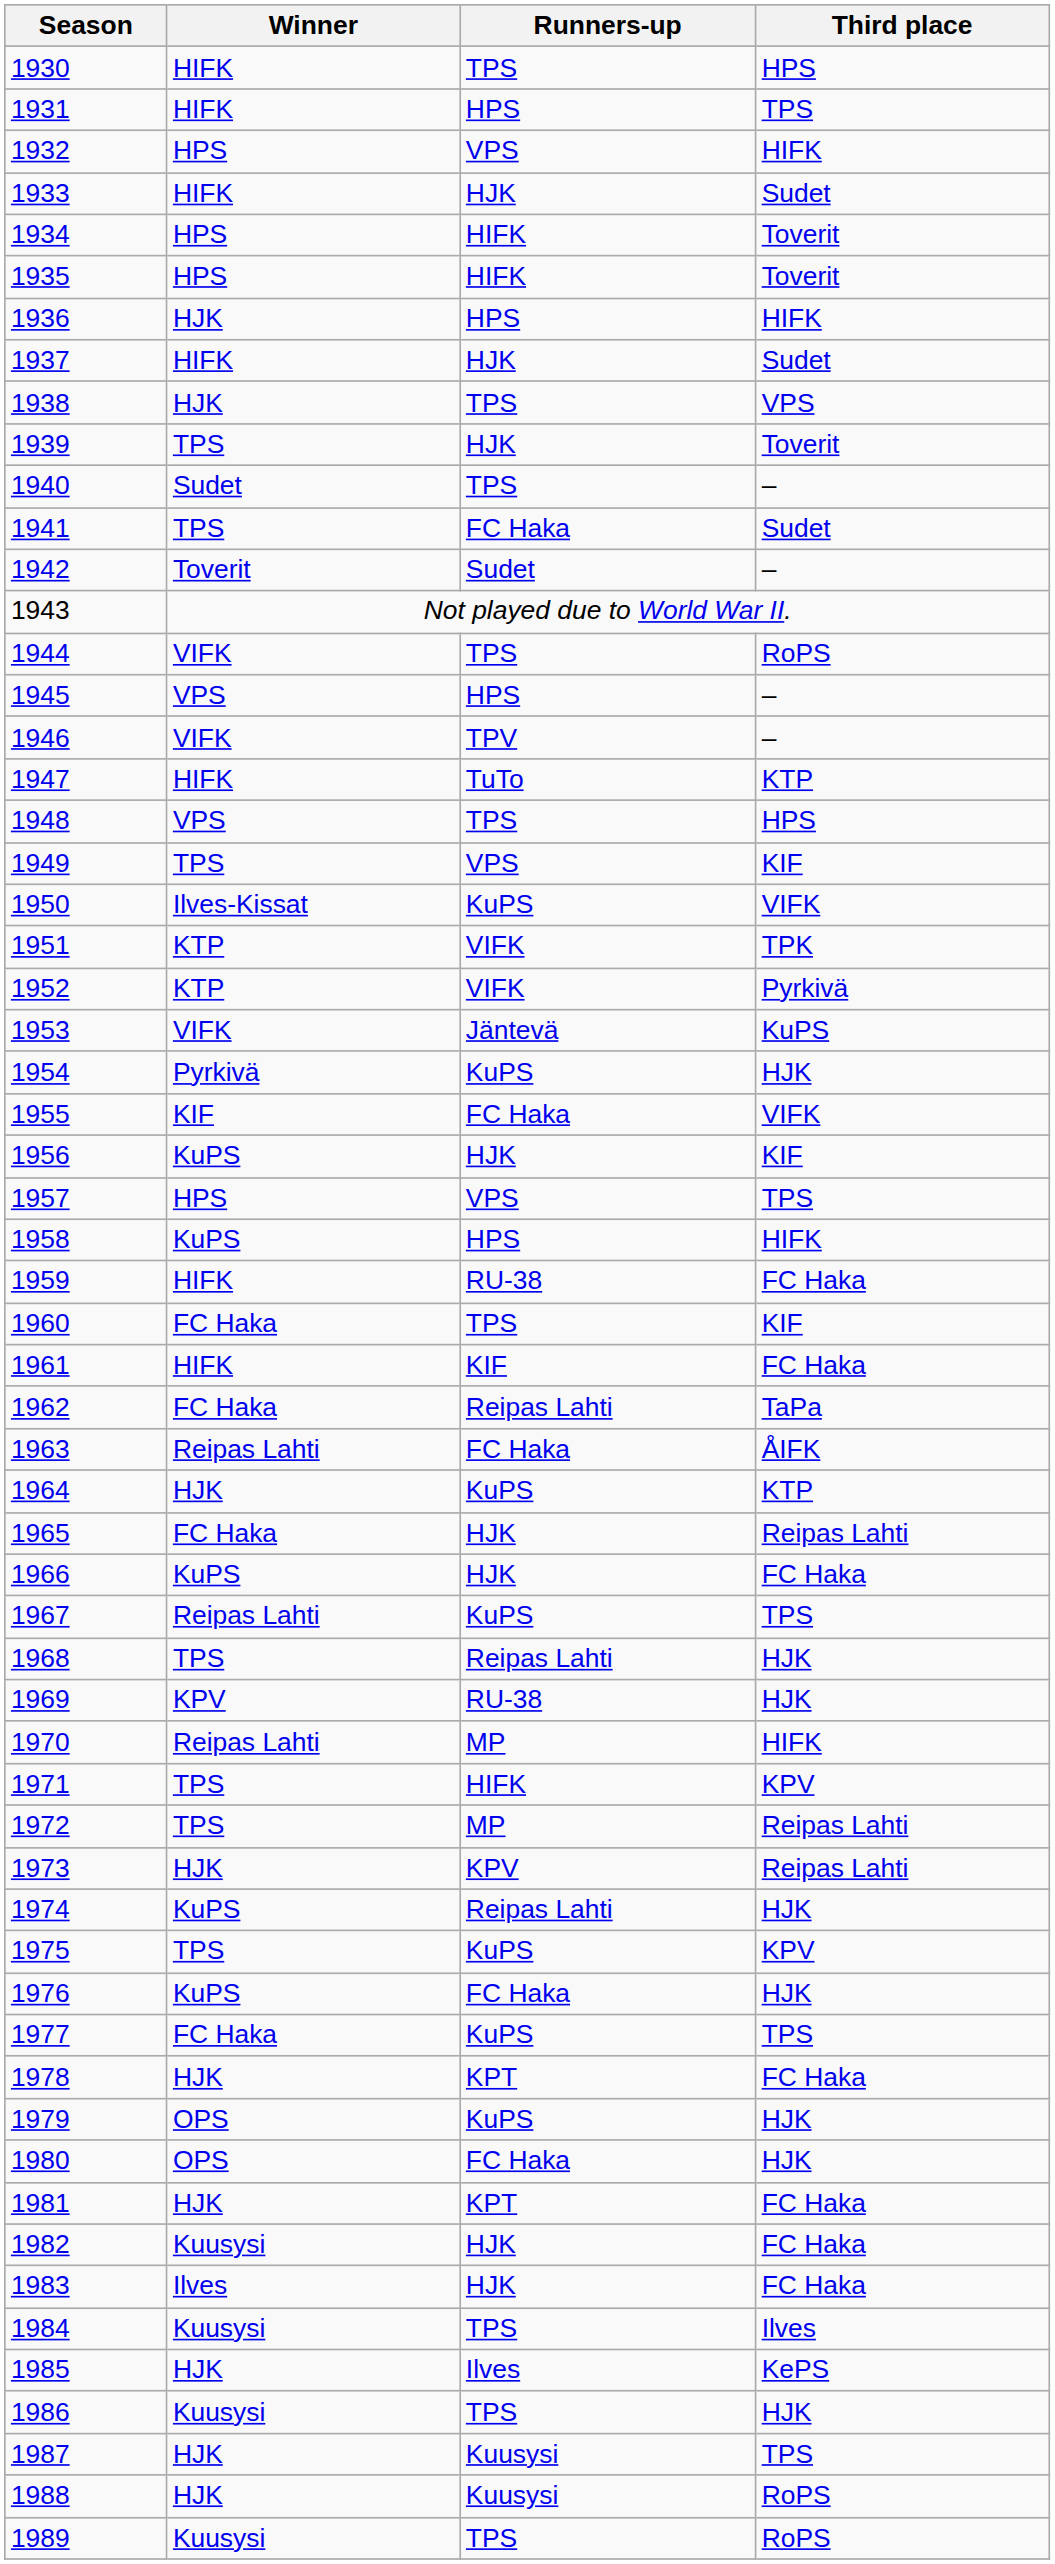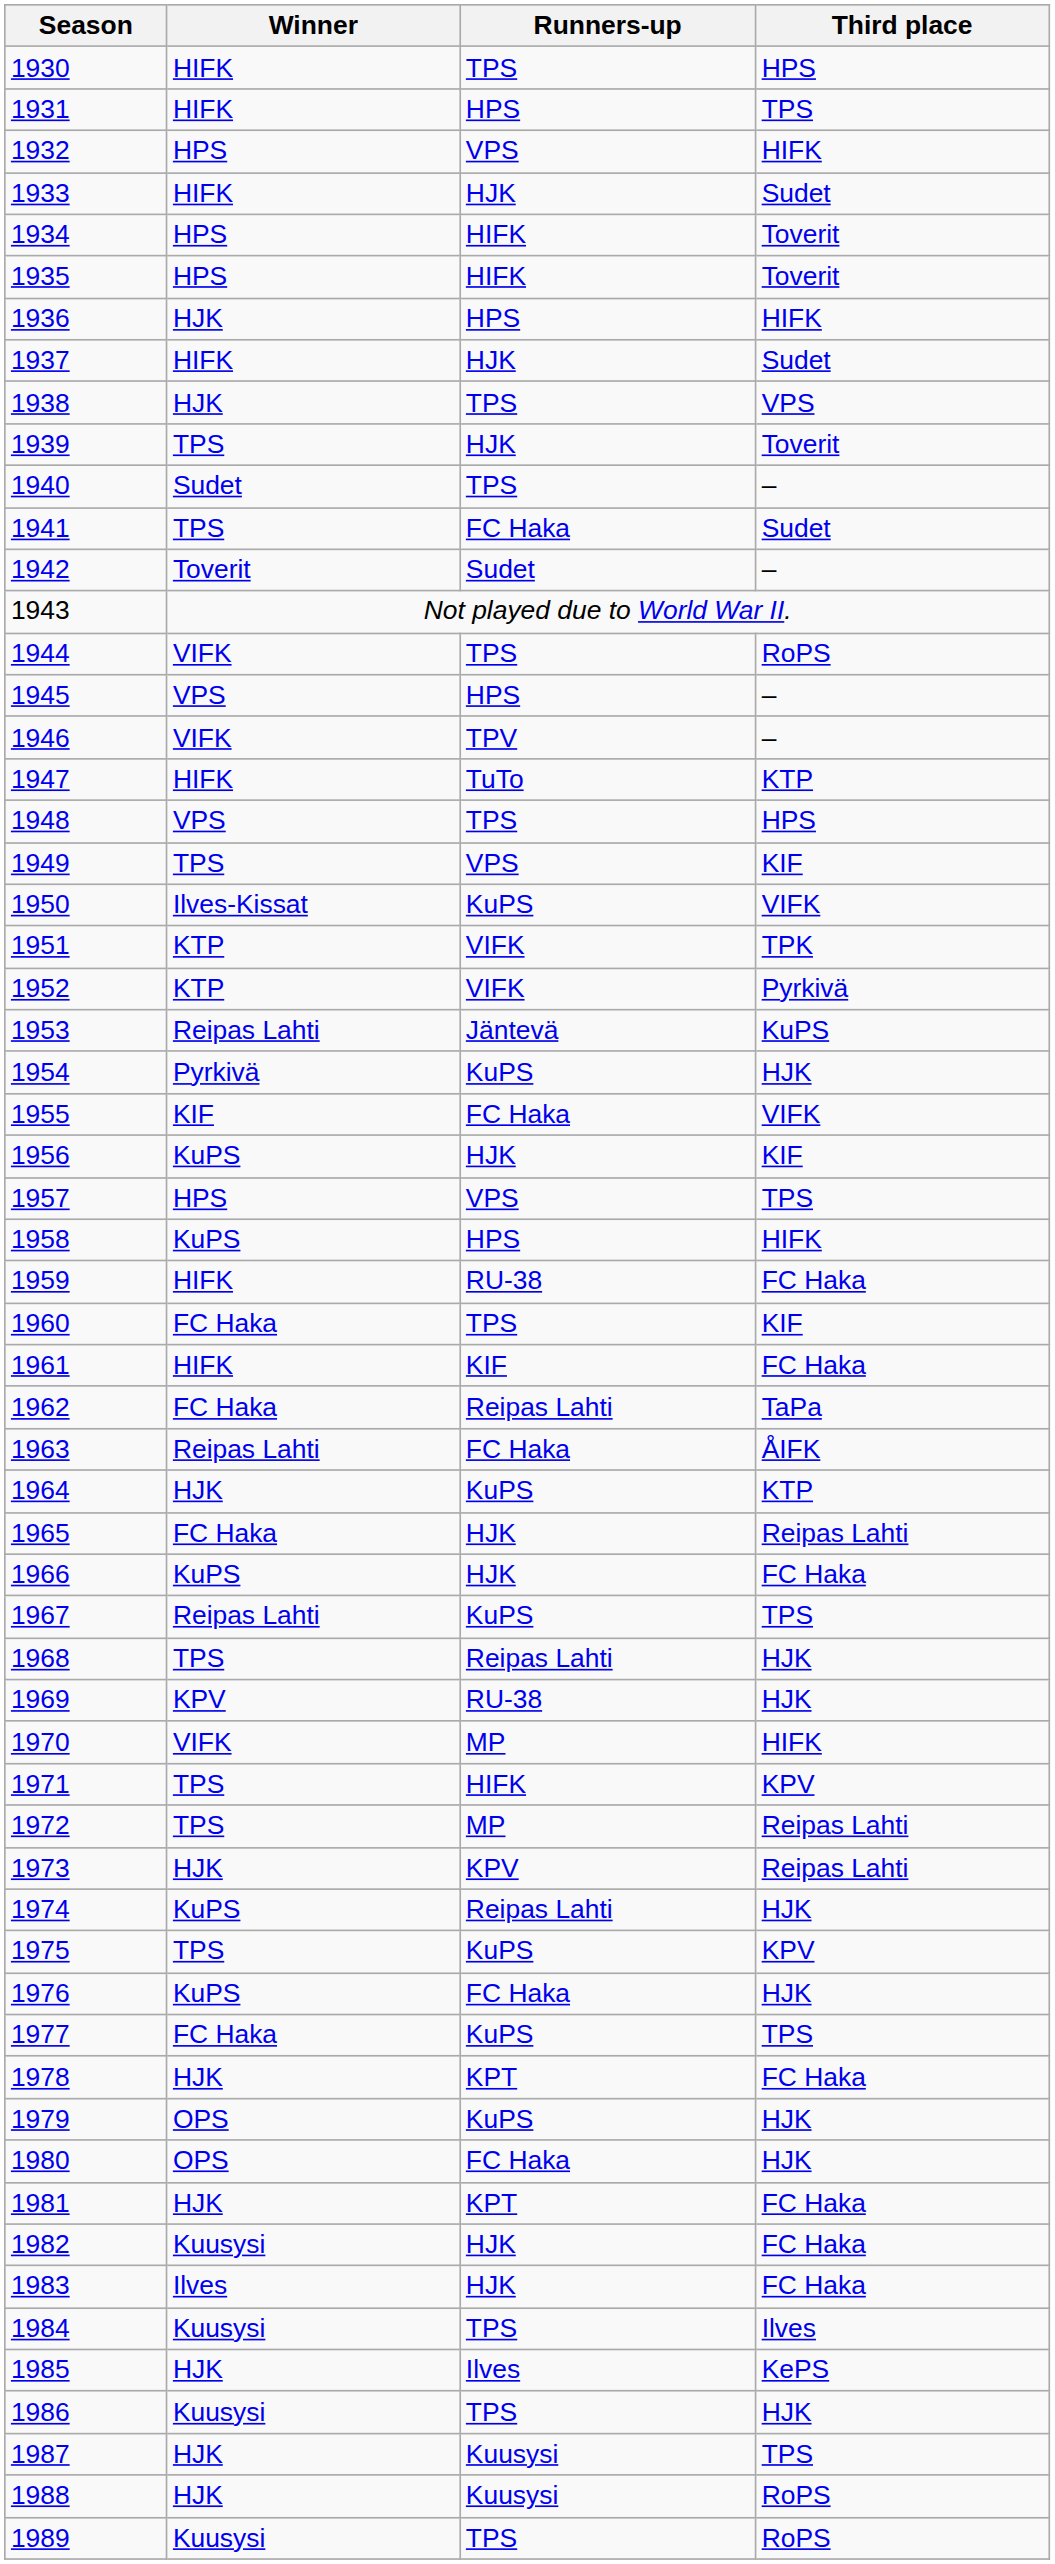(202, 1030) VIFK -> (246, 1030) Reipas Lahti
(246, 1742) Reipas Lahti -> (202, 1742) VIFK
